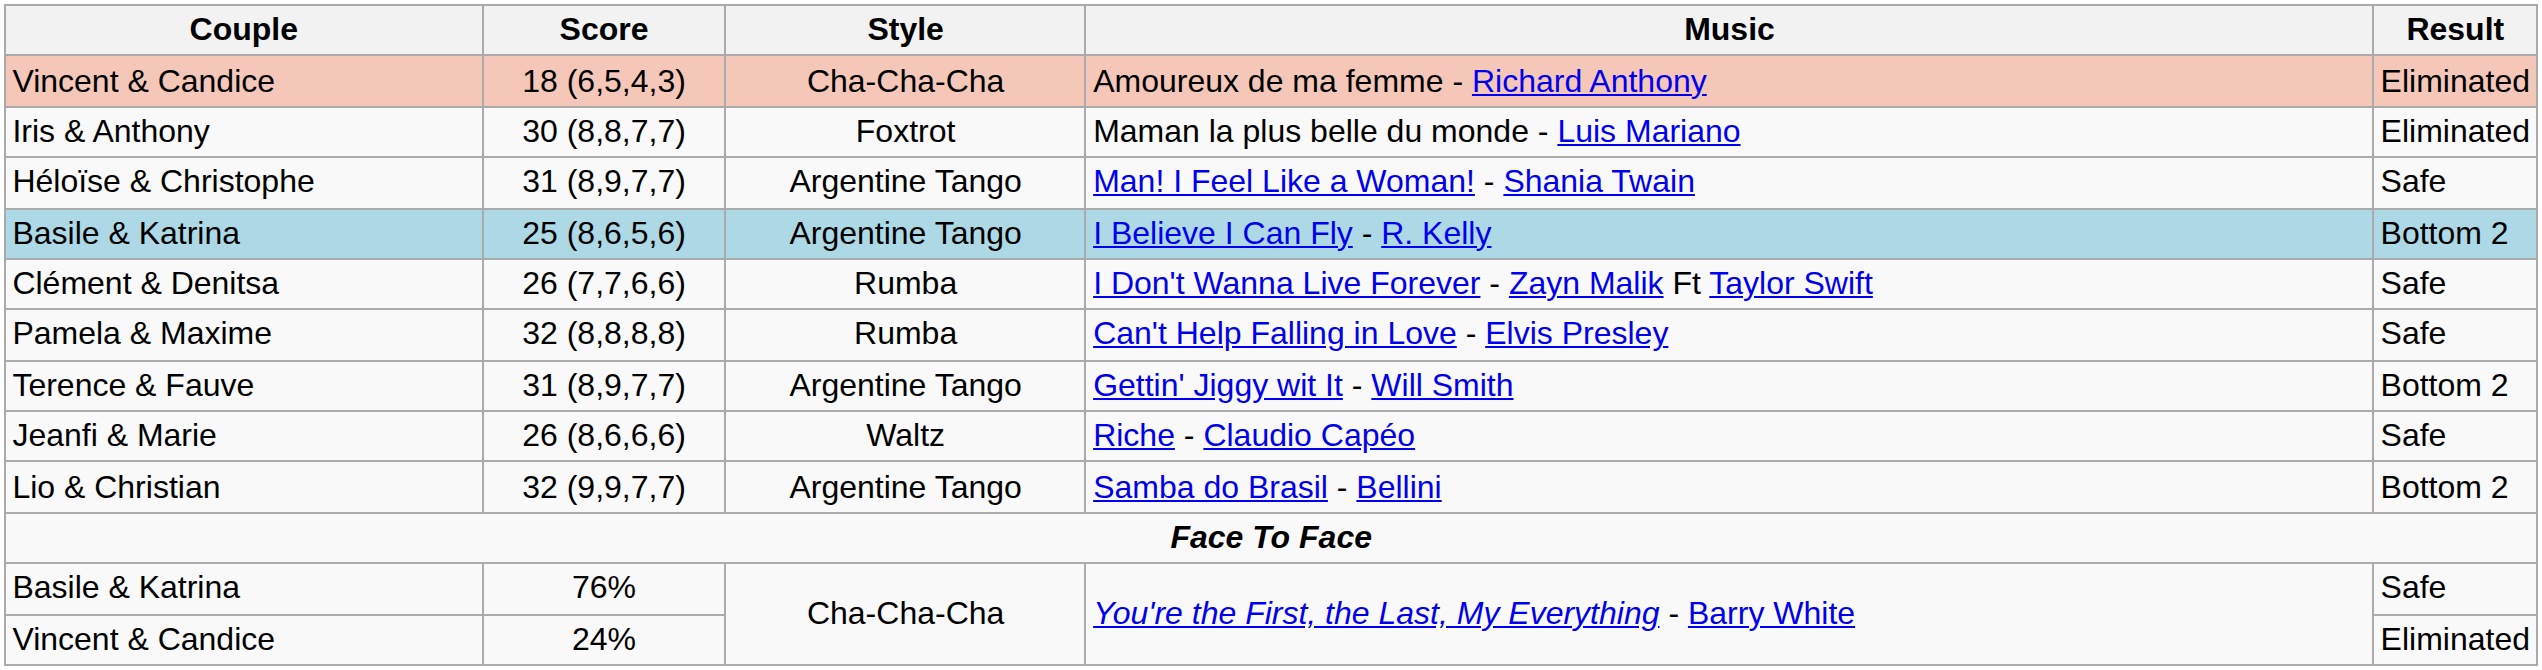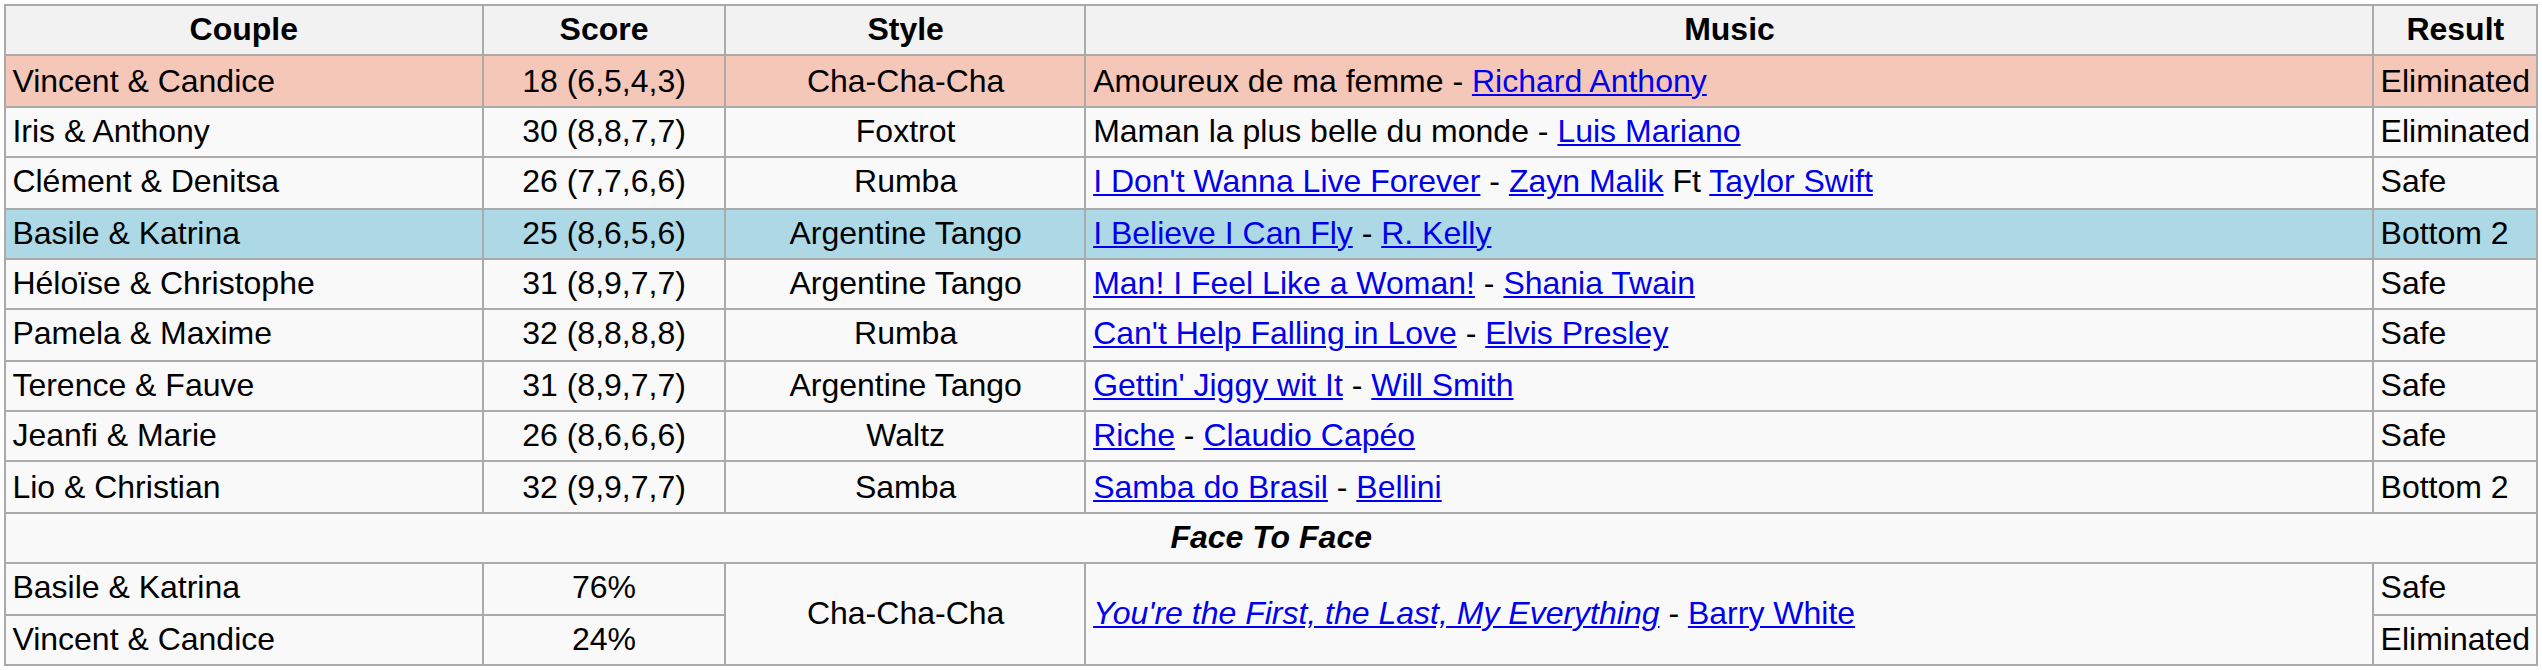rows swapped: (604, 182) <-> (604, 283)
(2445, 385) Bottom 2 -> (2413, 385) Safe
(906, 486) Argentine Tango -> (906, 486) Samba
